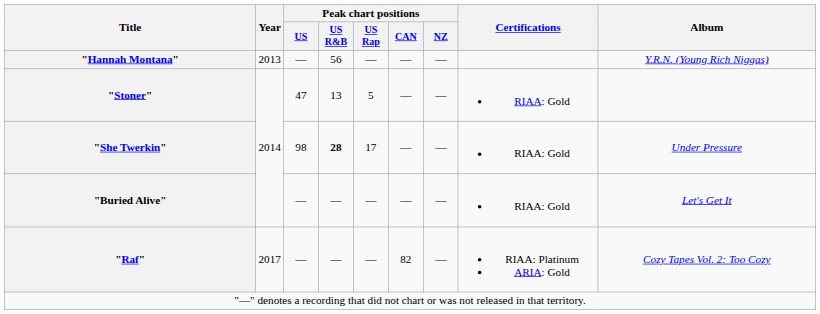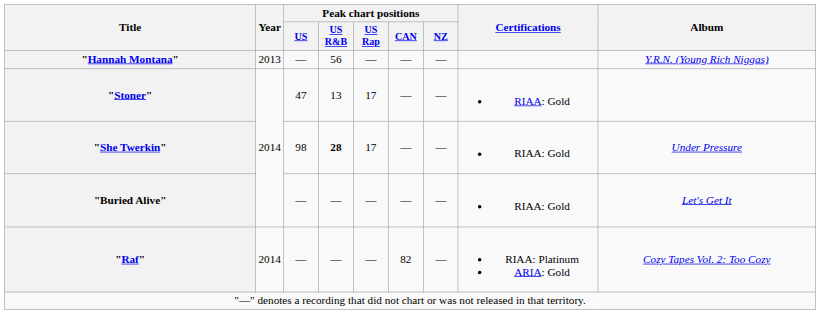(371, 94) 5 -> (371, 94) 17
(270, 259) 2017 -> (270, 259) 2014
